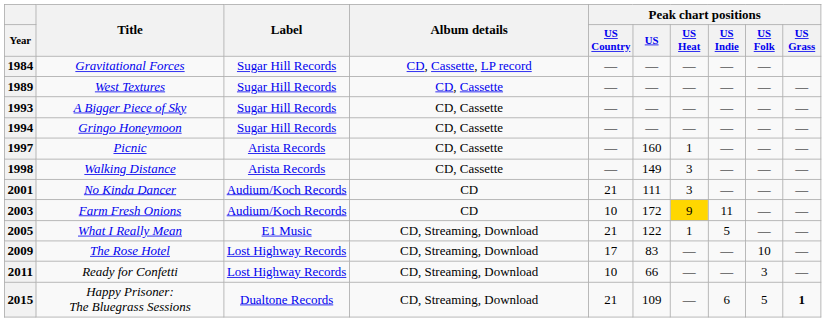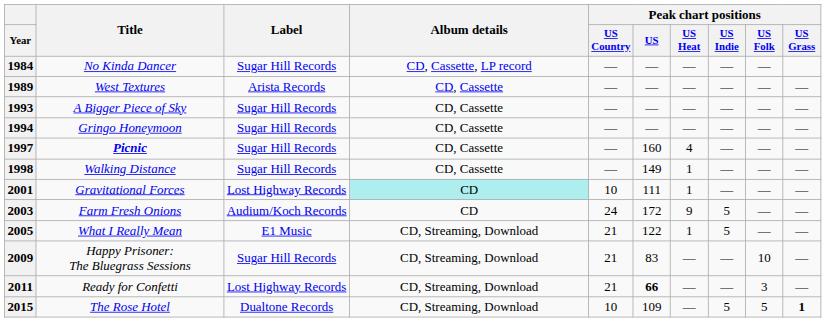(130, 66) Gravitational Forces -> (130, 66) No Kinda Dancer
(287, 86) Sugar Hill Records -> (287, 86) Arista Records
(130, 148) normal -> (130, 148) bold
(287, 148) Arista Records -> (287, 148) Sugar Hill Records
(689, 148) 1 -> (689, 148) 4
(287, 169) Arista Records -> (287, 169) Sugar Hill Records
(689, 169) 3 -> (689, 169) 1
(130, 189) No Kinda Dancer -> (130, 189) Gravitational Forces
(287, 189) Audium/Koch Records -> (287, 189) Lost Highway Records
(469, 189) no background -> (469, 189) paleturquoise background
(611, 189) 21 -> (611, 189) 10
(689, 189) 3 -> (689, 189) 1
(611, 210) 10 -> (611, 210) 24
(689, 210) gold background -> (689, 210) no background
(727, 210) 11 -> (727, 210) 5
(130, 251) The Rose Hotel -> (130, 258) Happy Prisoner: The Bluegrass Sessions
(287, 251) Lost Highway Records -> (287, 258) Sugar Hill Records
(611, 251) 17 -> (611, 258) 21
(611, 271) 10 -> (611, 286) 21
(652, 271) normal -> (652, 286) bold
(130, 299) Happy Prisoner: The Bluegrass Sessions -> (130, 307) The Rose Hotel
(611, 299) 21 -> (611, 307) 10
(727, 299) 6 -> (727, 307) 5
